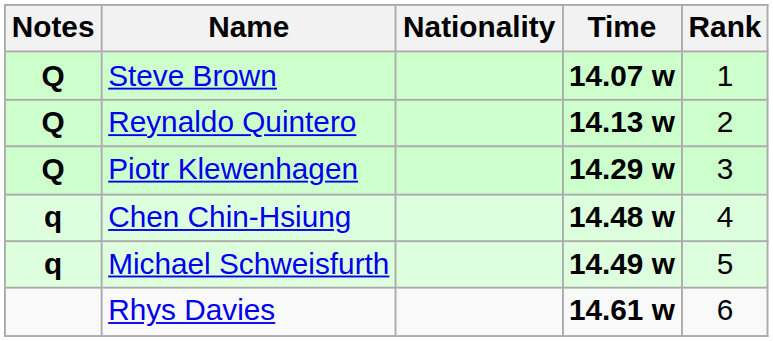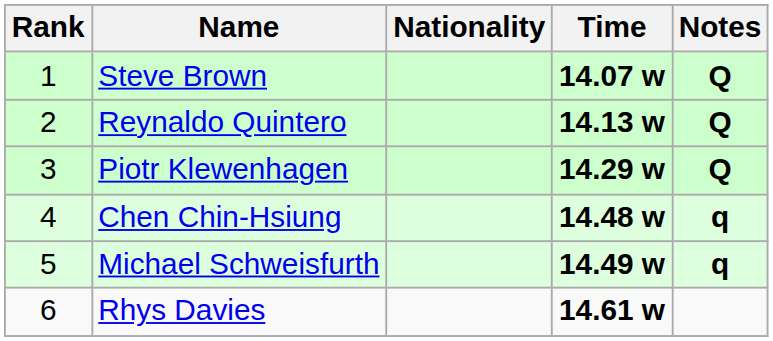columns swapped: (725, 28) <-> (53, 28)
